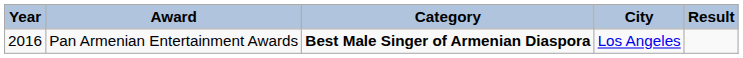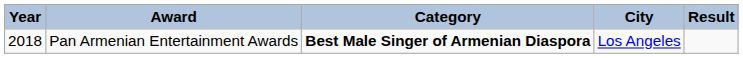(25, 41) 2016 -> (25, 41) 2018
